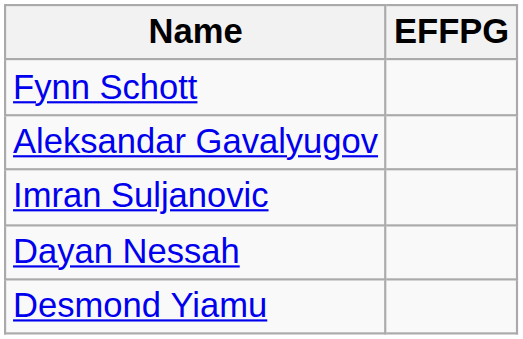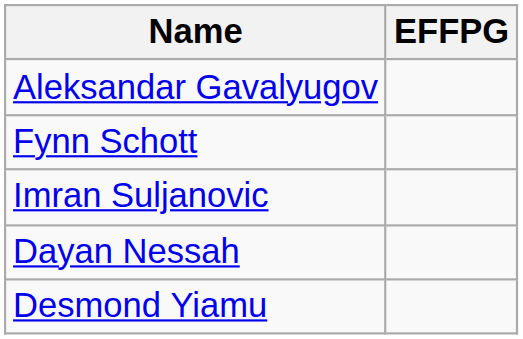rows swapped: (105, 86) <-> (196, 141)
